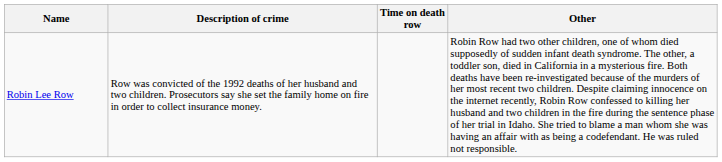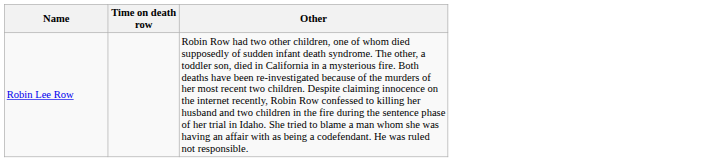- column: (243, 18)
